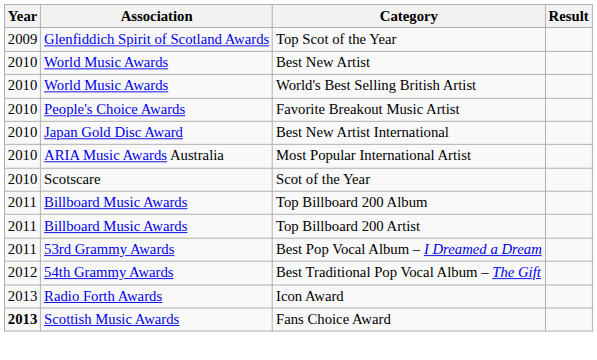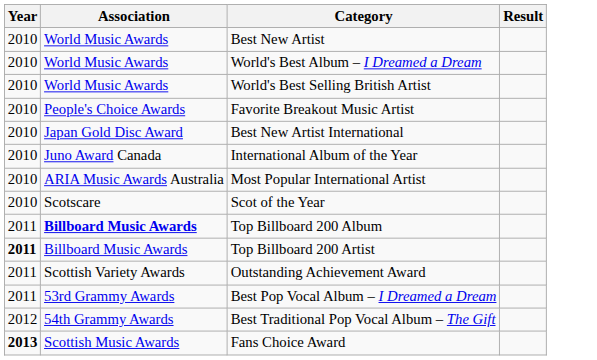- row: (336, 39)
+ row: (356, 62)
+ row: (324, 156)
(116, 202) normal -> (120, 226) bold
(22, 226) normal -> (22, 249) bold
+ row: (328, 272)
- row: (310, 296)
